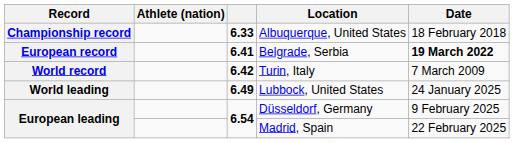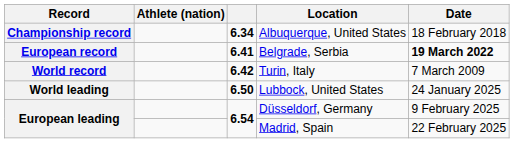(242, 33) 6.33 -> (242, 33) 6.34
(242, 90) 6.49 -> (242, 90) 6.50
